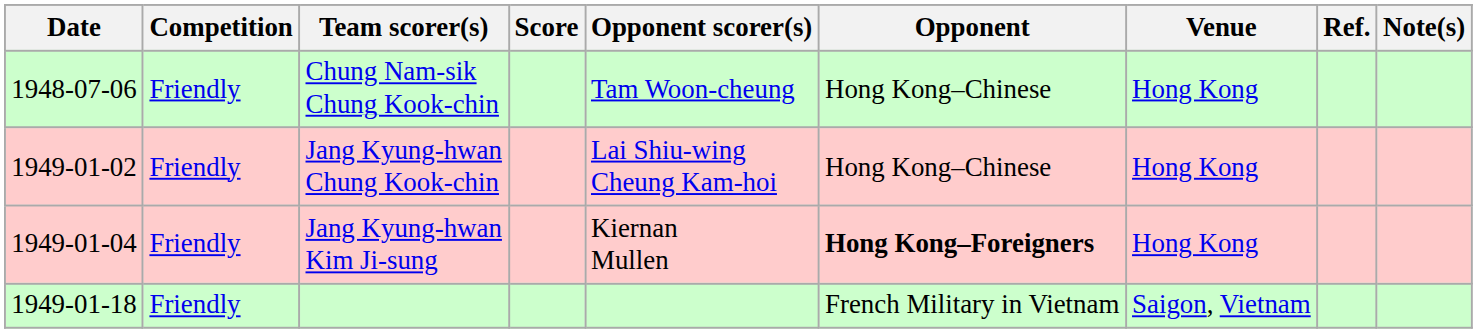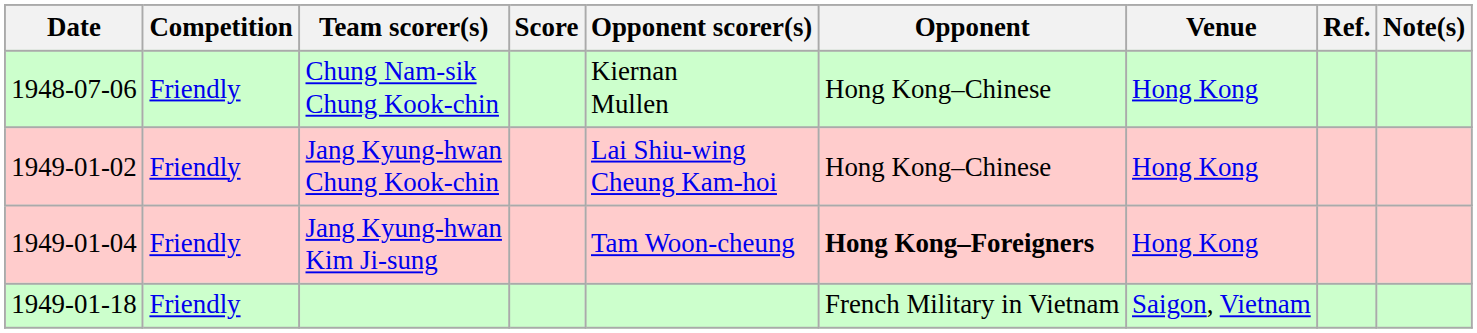(693, 88) Tam Woon-cheung -> (634, 88) Kiernan Mullen
(634, 243) Kiernan Mullen -> (693, 243) Tam Woon-cheung
